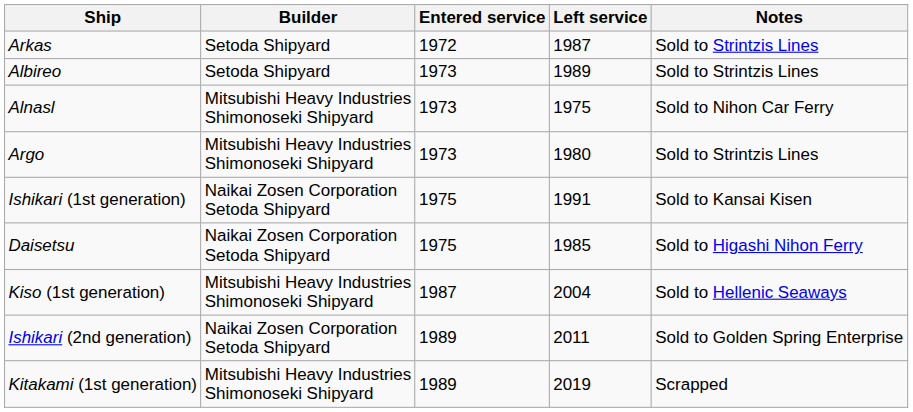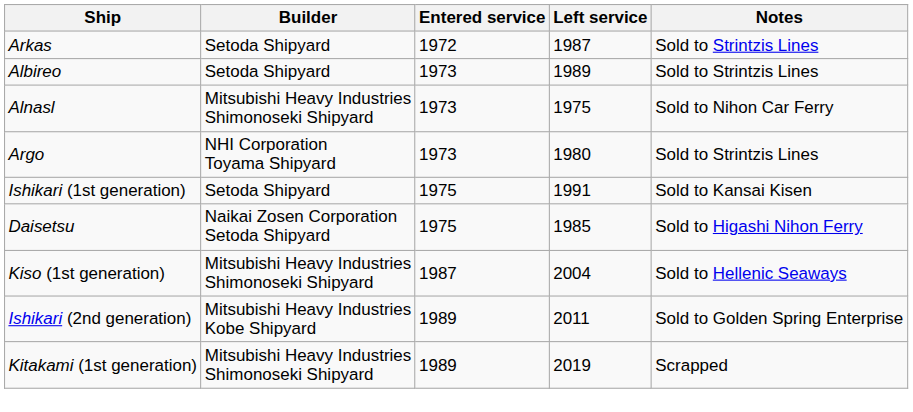(308, 154) Mitsubishi Heavy Industries Shimonoseki Shipyard -> (270, 154) NHI Corporation Toyama Shipyard
(301, 200) Naikai Zosen Corporation Setoda Shipyard -> (268, 190) Setoda Shipyard
(301, 338) Naikai Zosen Corporation Setoda Shipyard -> (308, 318) Mitsubishi Heavy Industries Kobe Shipyard
